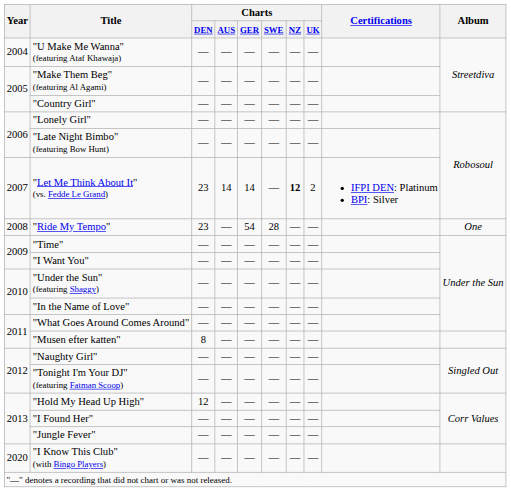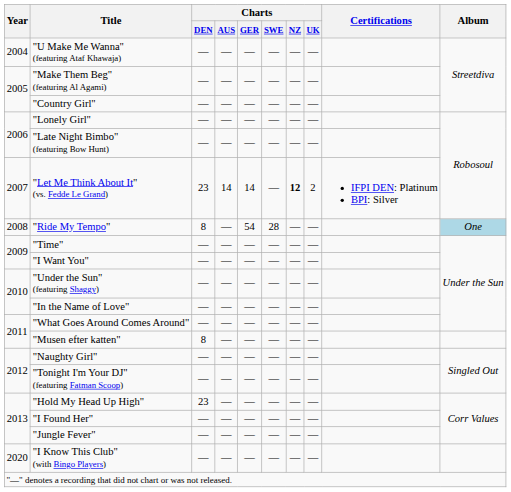(203, 227) 23 -> (203, 227) 8
(473, 227) no background -> (473, 227) lightblue background
(203, 401) 12 -> (203, 401) 23
